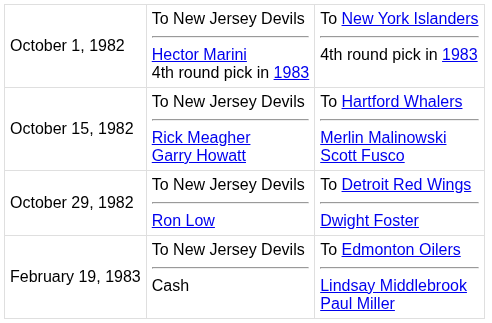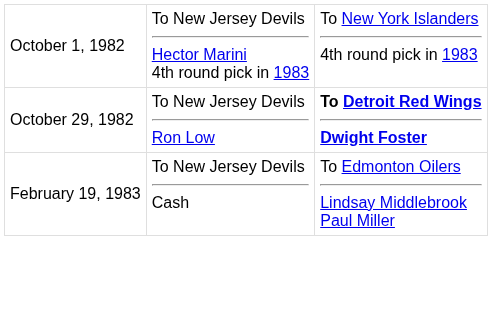- row: (72, 128)
(399, 202) normal -> (401, 120) bold
